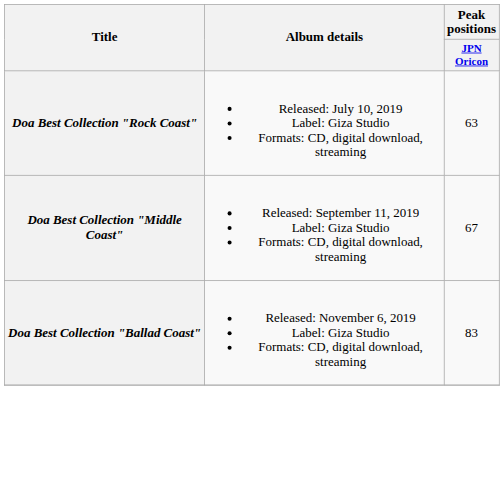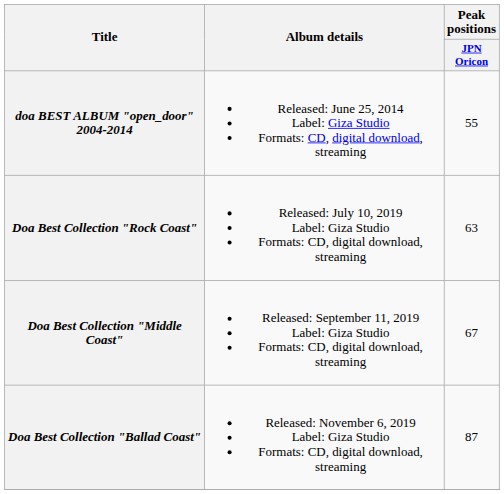+ row: (105, 123)
(472, 332) 83 -> (472, 437) 87
